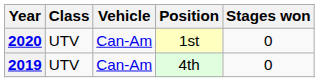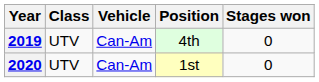rows swapped: (25, 64) <-> (25, 40)
